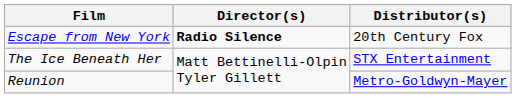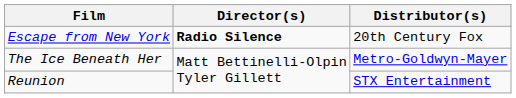(422, 60) STX Entertainment -> (430, 60) Metro-Goldwyn-Mayer
(430, 82) Metro-Goldwyn-Mayer -> (422, 82) STX Entertainment
